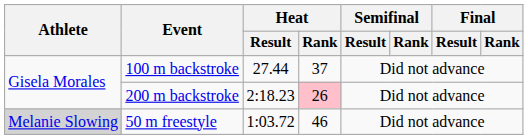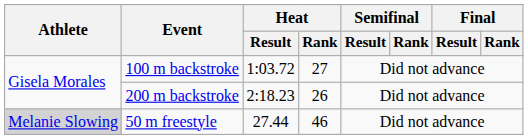(271, 69) 27.44 -> (271, 69) 1:03.72
(320, 69) 37 -> (320, 69) 27
(320, 95) pink background -> (320, 95) no background
(271, 122) 1:03.72 -> (271, 122) 27.44
